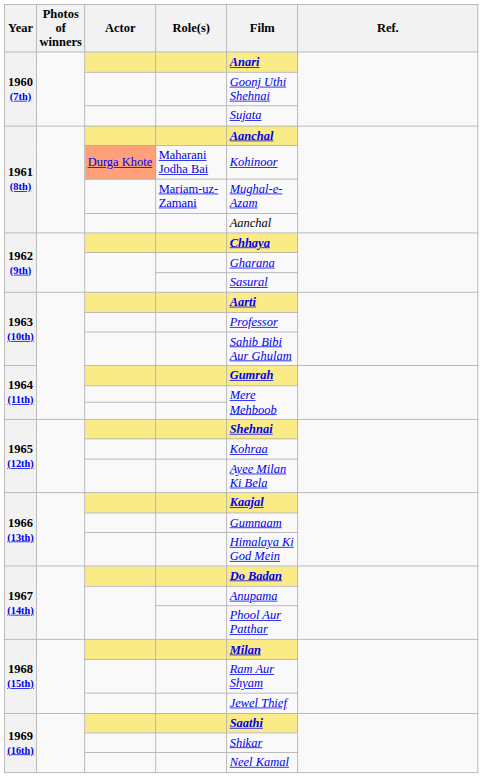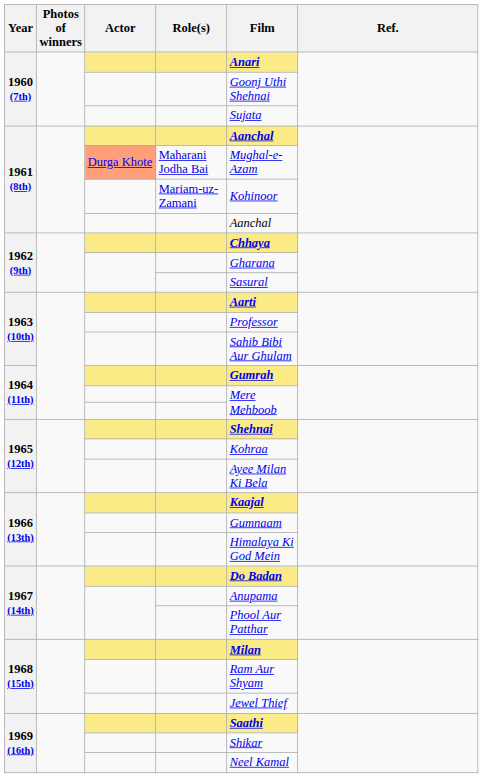(254, 162) Kohinoor -> (256, 162) Mughal-e-Azam
(256, 196) Mughal-e-Azam -> (254, 196) Kohinoor
